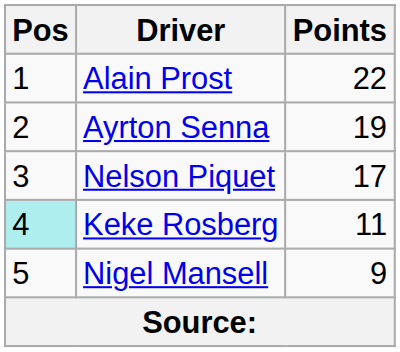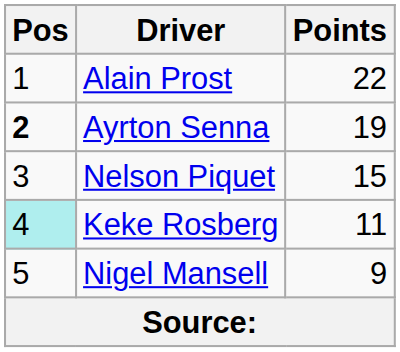(21, 127) normal -> (21, 127) bold
(370, 176) 17 -> (370, 176) 15
